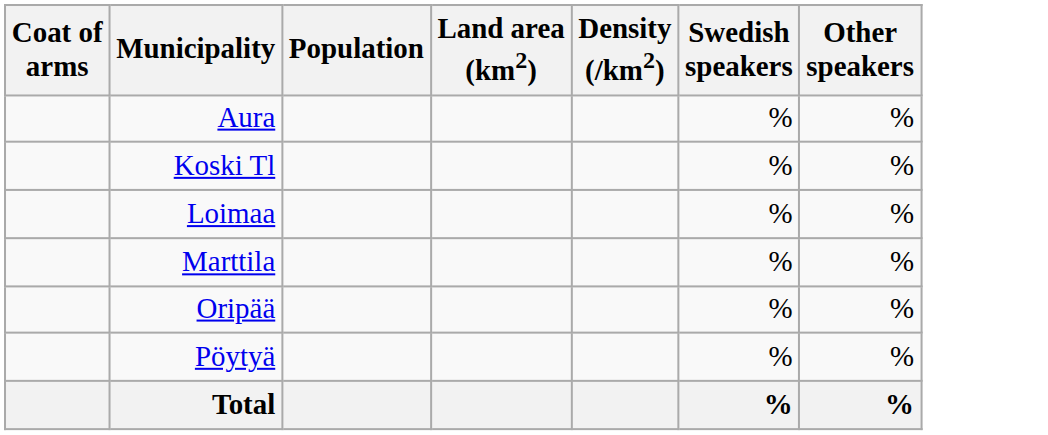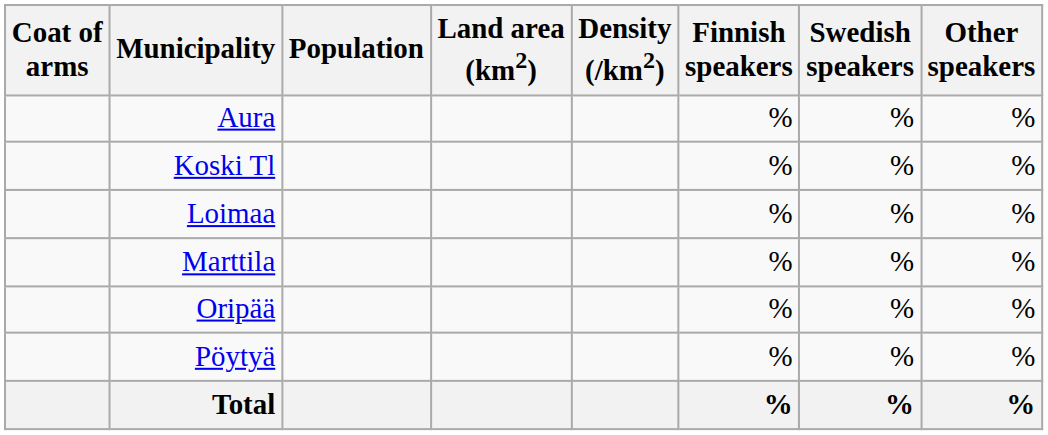+ column: (739, 49)
